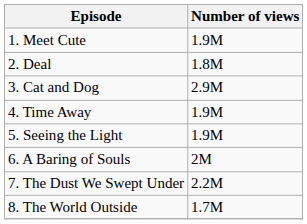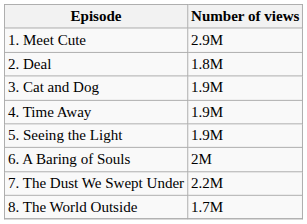(207, 40) 1.9M -> (207, 40) 2.9M
(207, 87) 2.9M -> (207, 87) 1.9M
